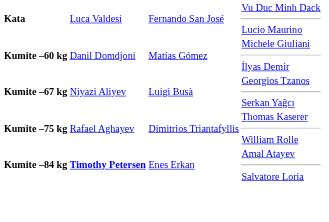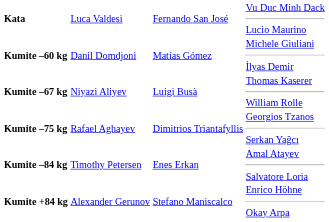(281, 92) Georgios Tzanos Serkan Yağcı -> (285, 92) Thomas Kaserer William Rolle
(281, 128) Thomas Kaserer William Rolle -> (285, 128) Georgios Tzanos Serkan Yağcı
(108, 165) bold -> (106, 165) normal
+ row: (36, 201)
